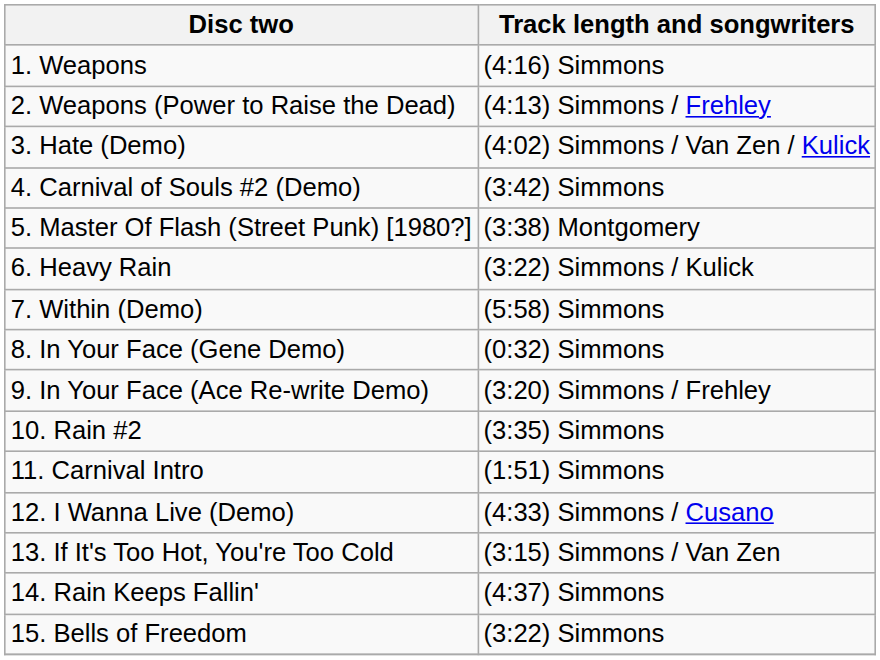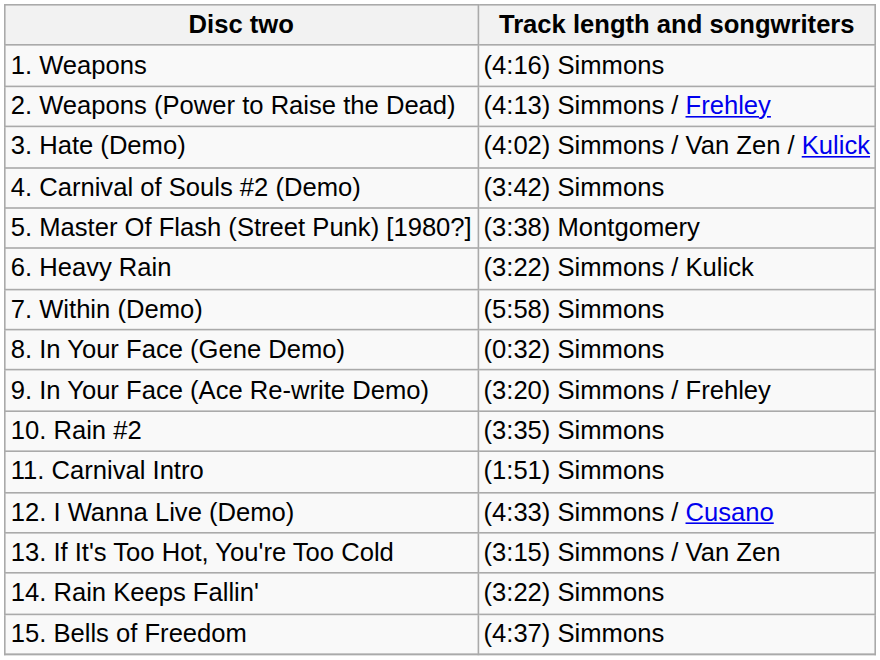(574, 593) (4:37) Simmons -> (574, 593) (3:22) Simmons
(574, 633) (3:22) Simmons -> (574, 633) (4:37) Simmons
